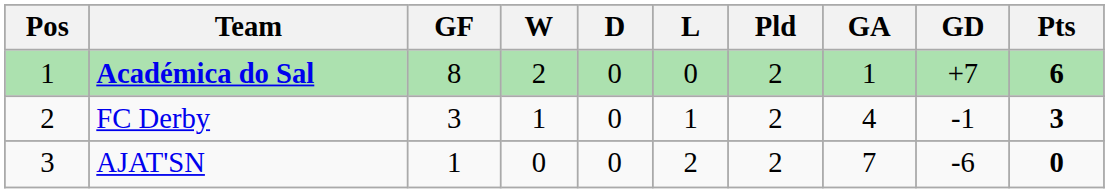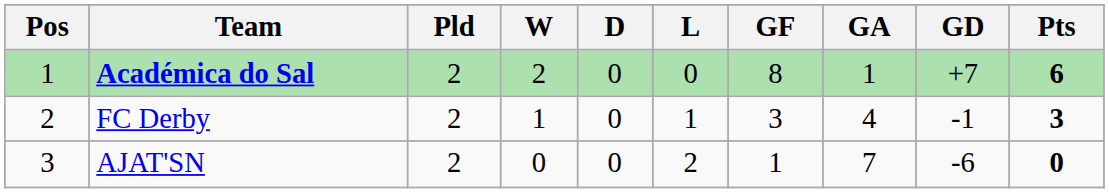columns swapped: (775, 27) <-> (454, 27)
